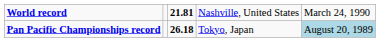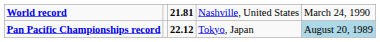(182, 29) 26.18 -> (182, 29) 22.12
